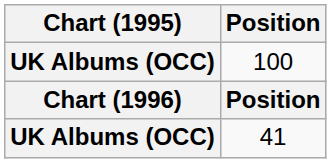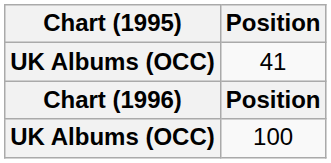rows swapped: (273, 137) <-> (273, 61)
